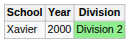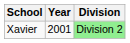(59, 30) 2000 -> (59, 30) 2001
